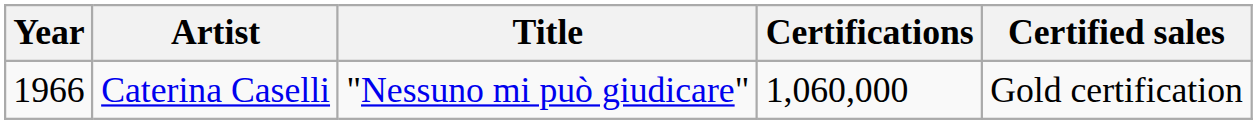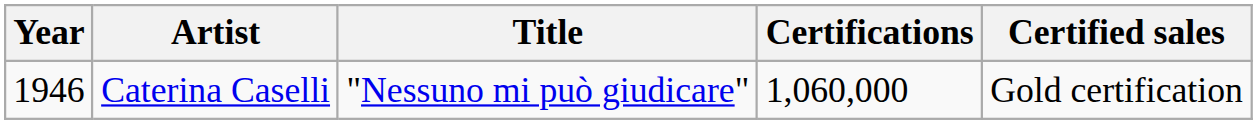(49, 89) 1966 -> (49, 89) 1946
